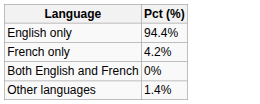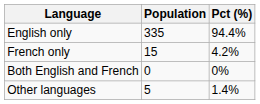+ column: (175, 14)
